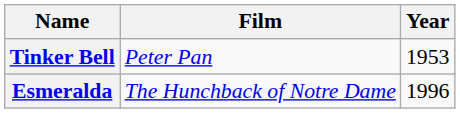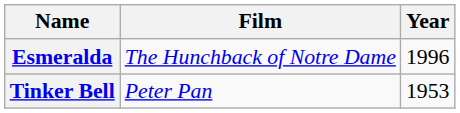rows swapped: (62, 56) <-> (62, 90)
